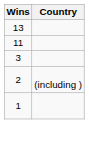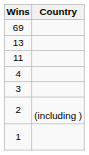+ row: (18, 27)
+ row: (18, 74)
